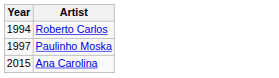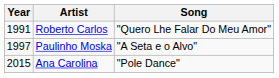+ column: (194, 13)
(19, 30) 1994 -> (19, 30) 1991
